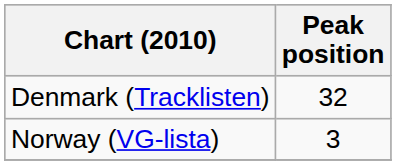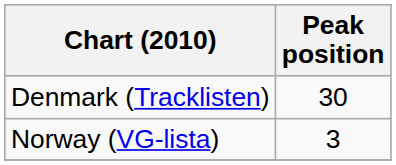(333, 97) 32 -> (333, 97) 30
